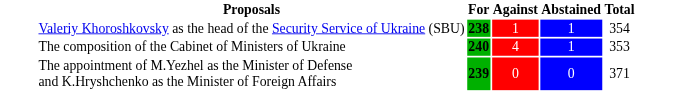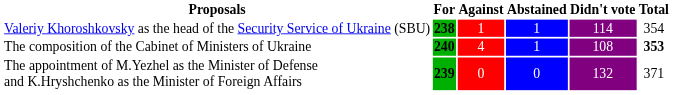+ column: (603, 9)
(620, 47) normal -> (654, 47) bold
